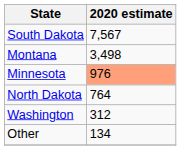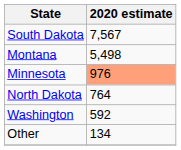(106, 54) 3,498 -> (106, 54) 5,498
(100, 114) 312 -> (100, 114) 592
